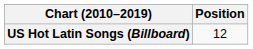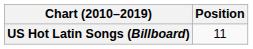(220, 34) 12 -> (220, 34) 11
